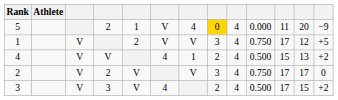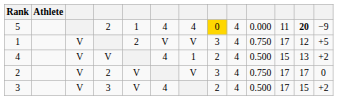(165, 27) V -> (165, 27) 4
(304, 27) normal -> (304, 27) bold
